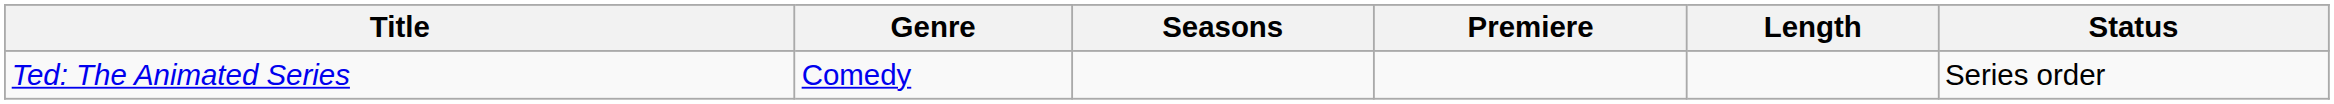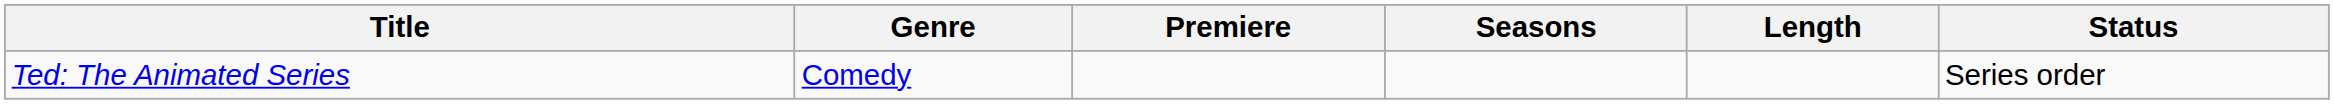columns swapped: (1531, 27) <-> (1223, 27)
